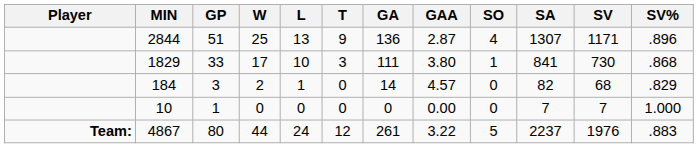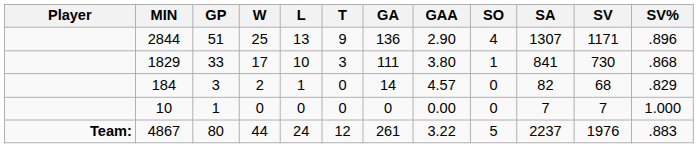(442, 39) 2.87 -> (442, 39) 2.90
